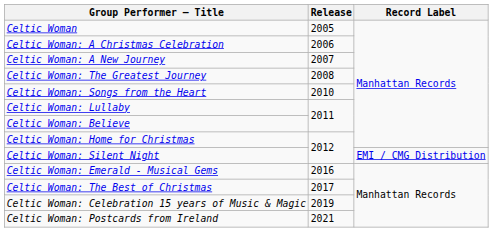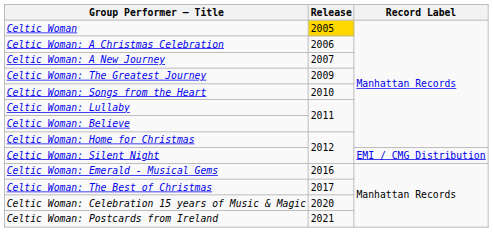(322, 28) no background -> (322, 28) gold background
(322, 76) 2008 -> (322, 76) 2009
(322, 203) 2019 -> (322, 203) 2020
